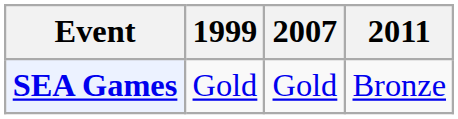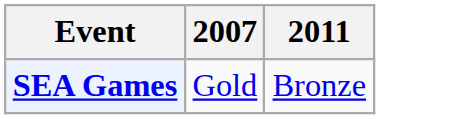- column: (225, 31)
